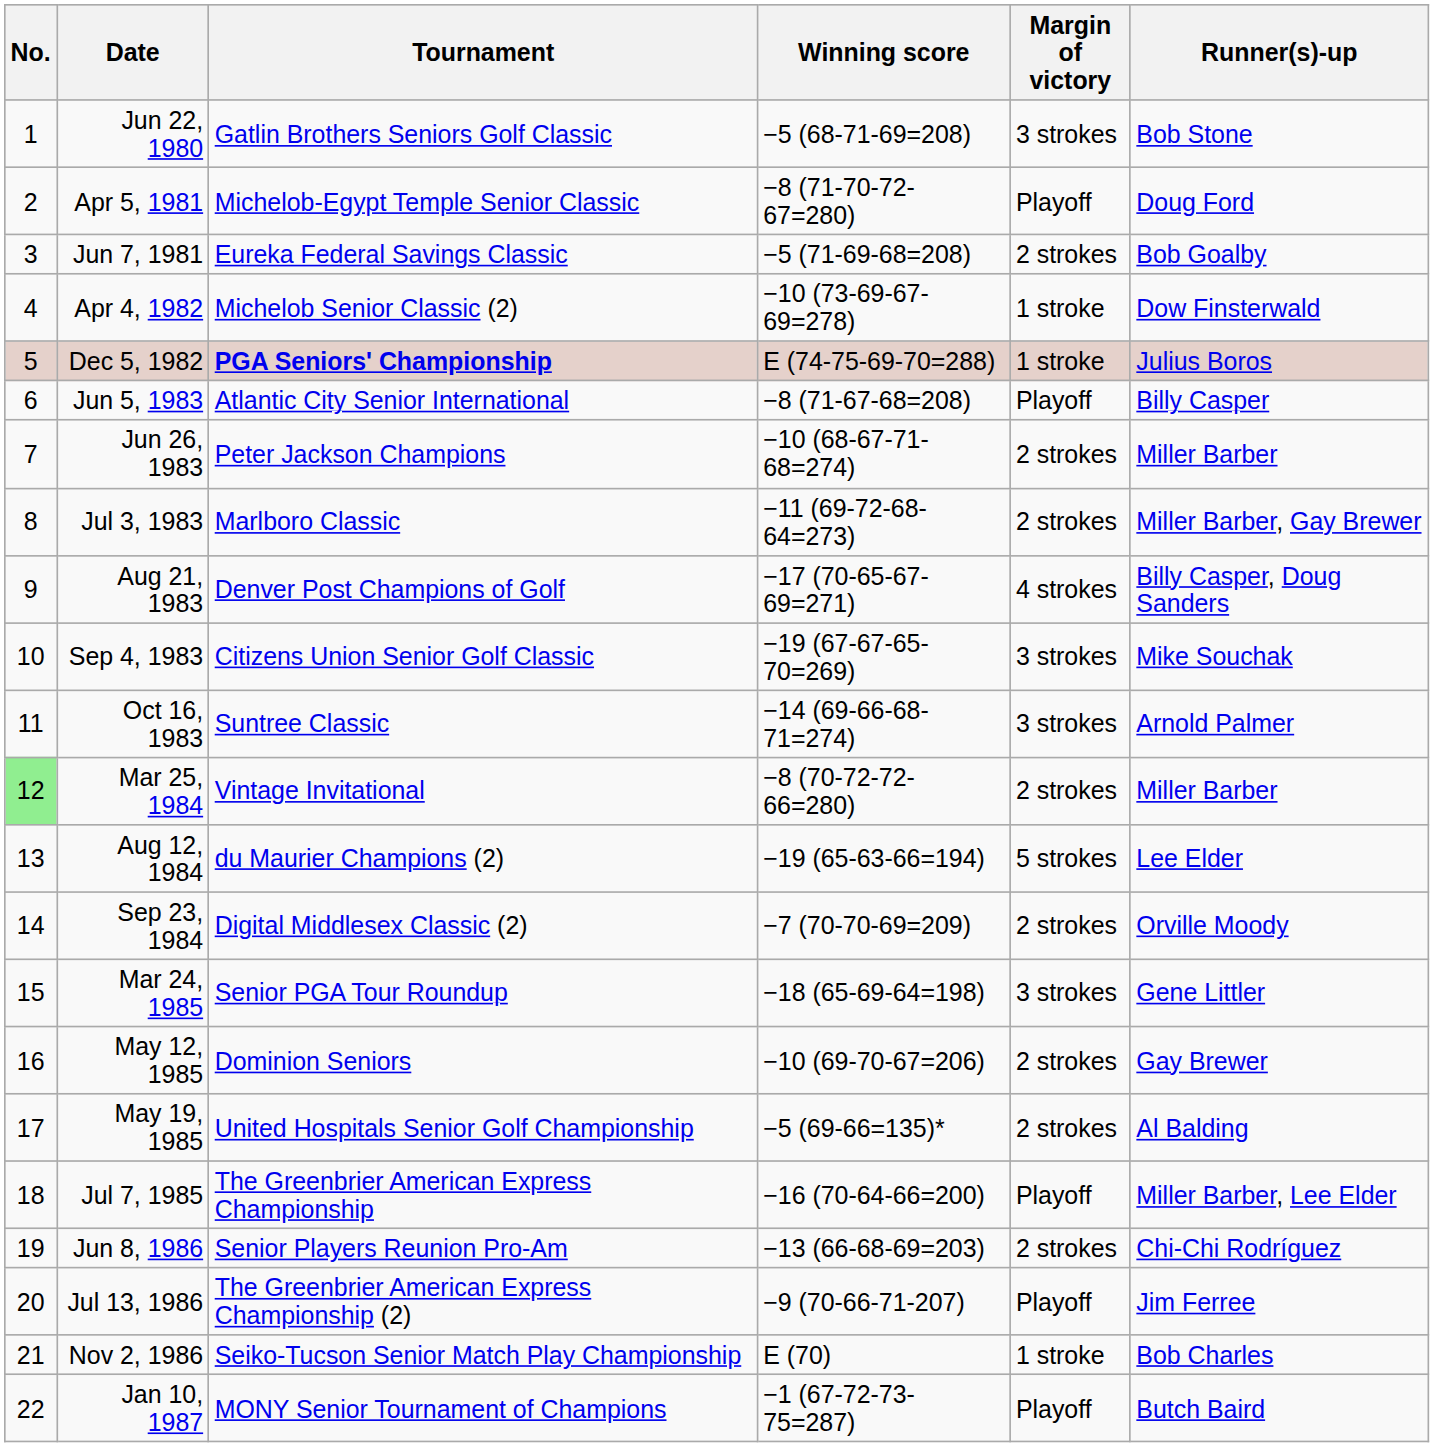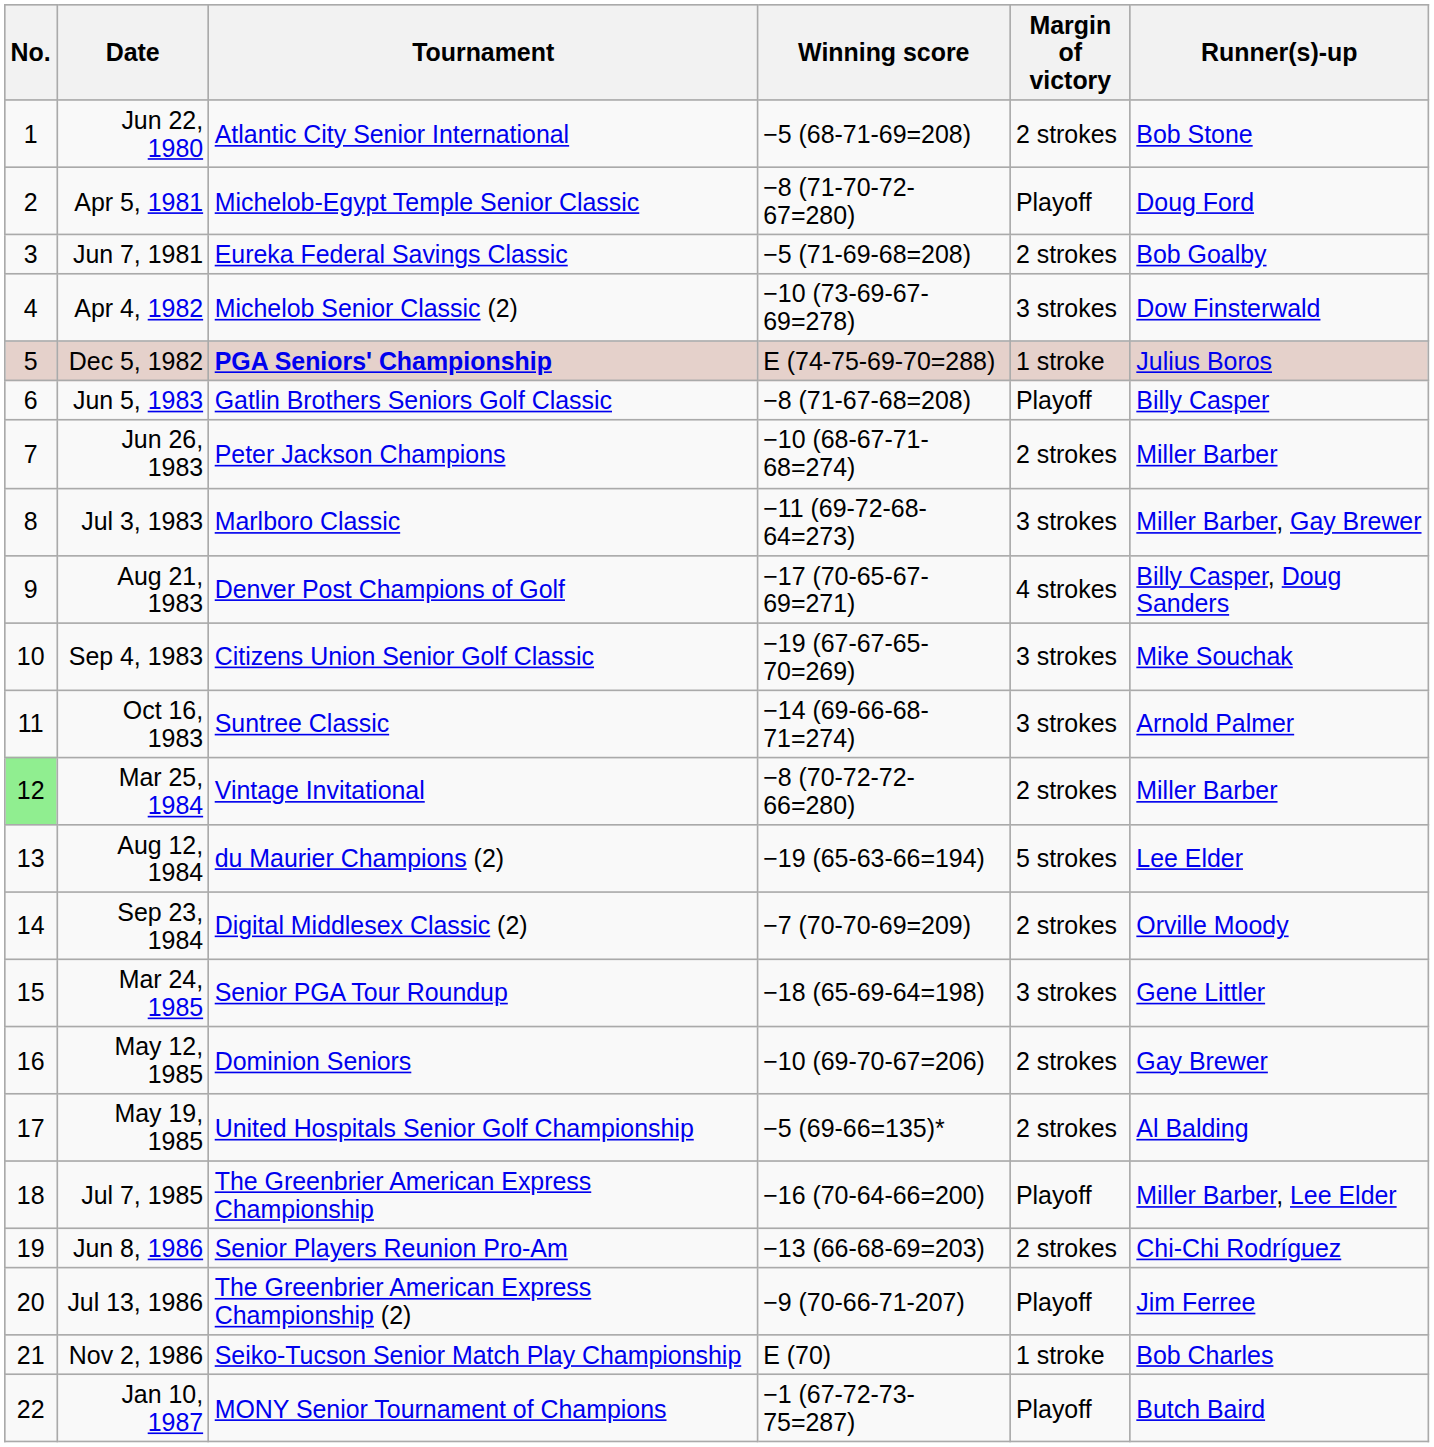(413, 134) Gatlin Brothers Seniors Golf Classic -> (392, 134) Atlantic City Senior International
(1066, 134) 3 strokes -> (1066, 134) 2 strokes
(1060, 308) 1 stroke -> (1066, 308) 3 strokes
(392, 401) Atlantic City Senior International -> (413, 401) Gatlin Brothers Seniors Golf Classic
(1066, 522) 2 strokes -> (1066, 522) 3 strokes
